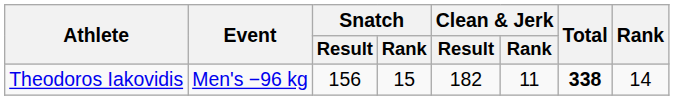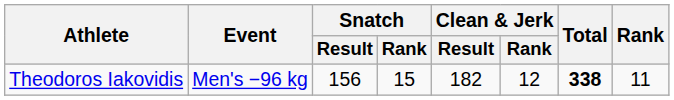(529, 80) 11 -> (529, 80) 12
(640, 80) 14 -> (640, 80) 11
